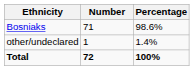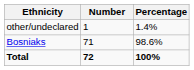rows swapped: (26, 27) <-> (43, 42)
